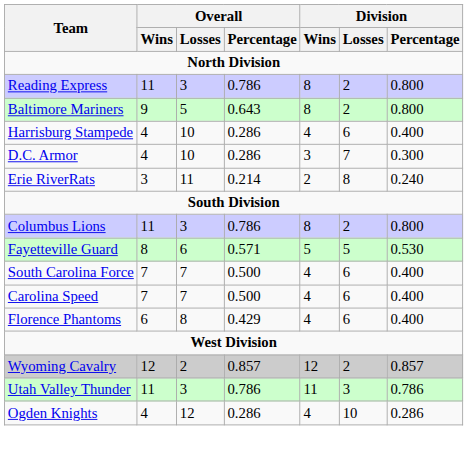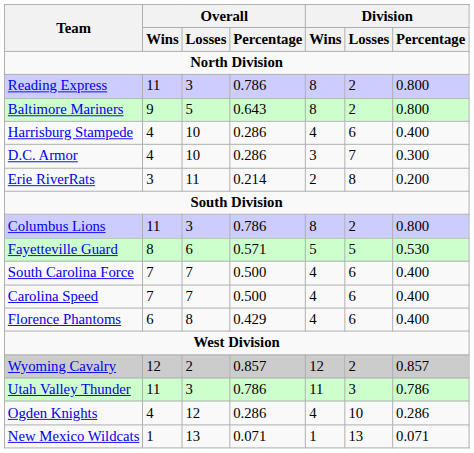(407, 179) 0.240 -> (413, 179) 0.200
+ row: (74, 436)
